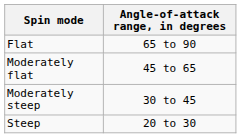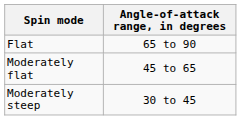- row: (24, 124)
